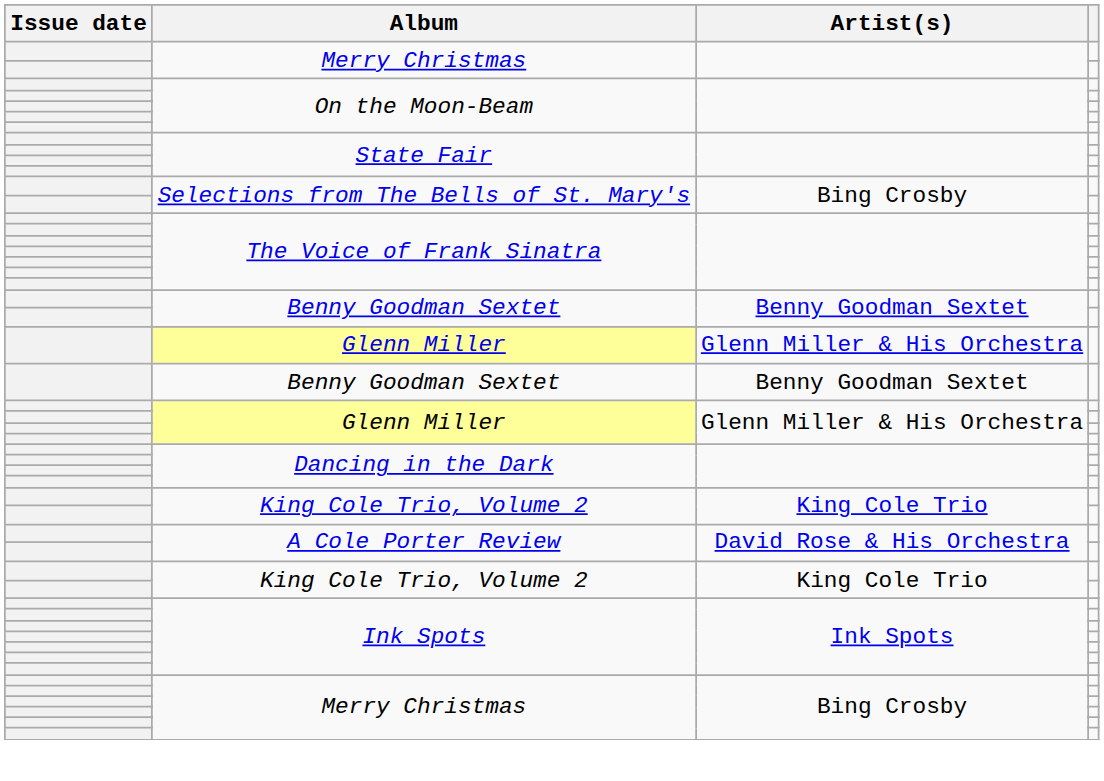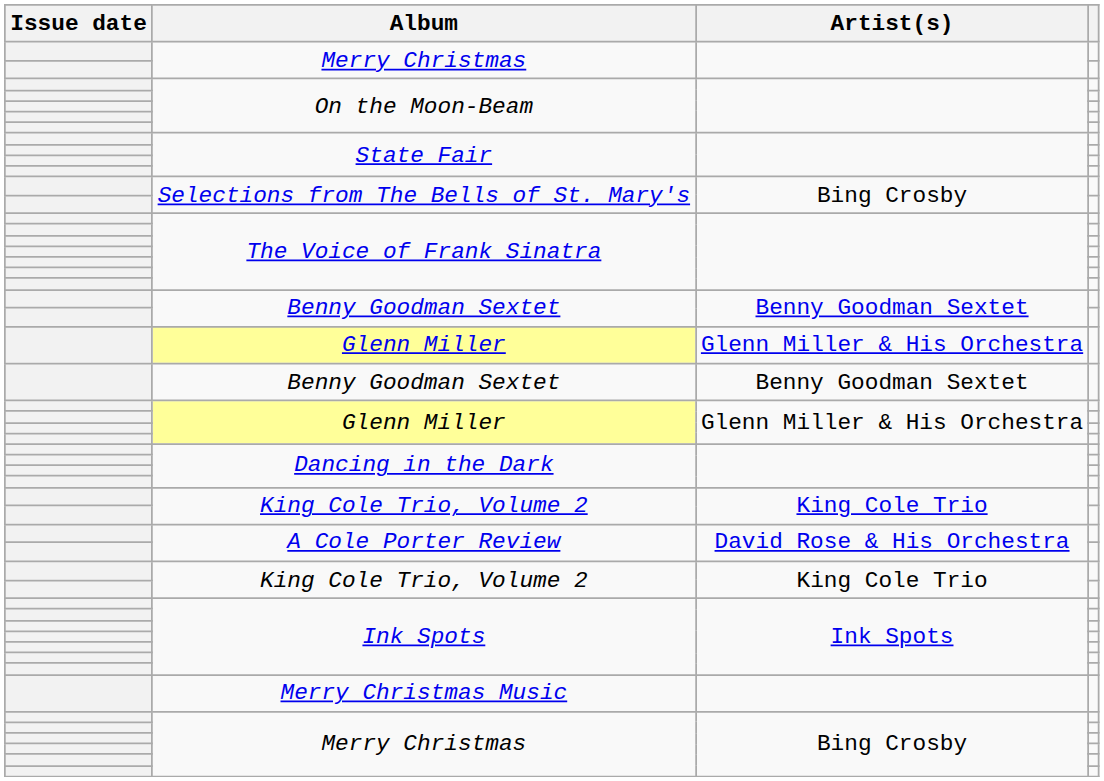+ row: (424, 693)
